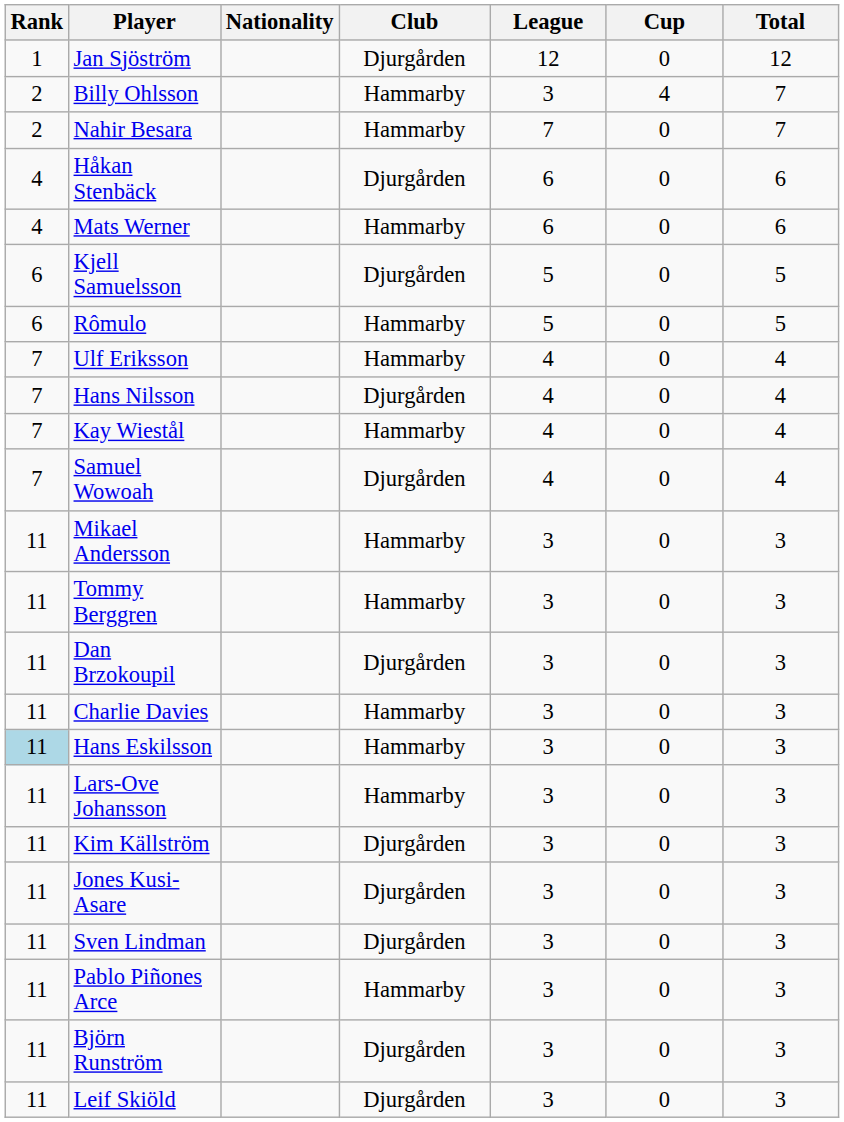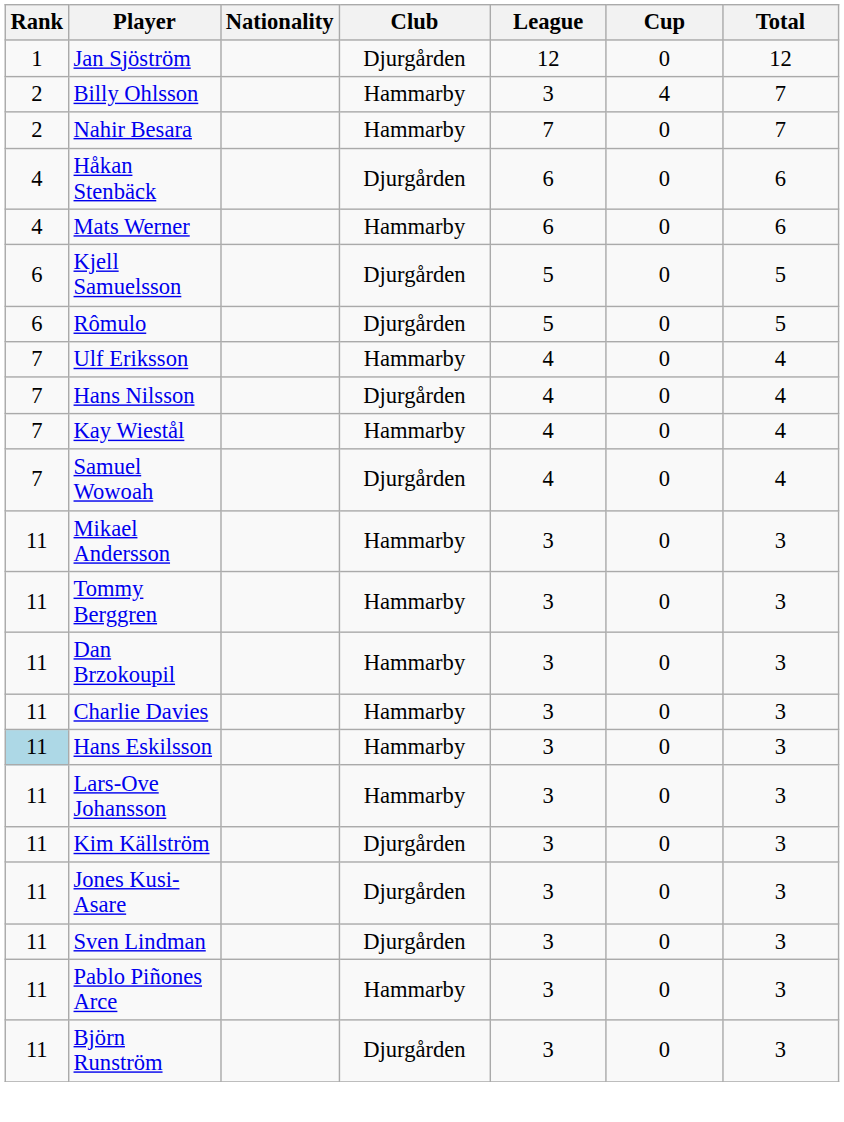(414, 323) Hammarby -> (414, 323) Djurgården
(414, 662) Djurgården -> (414, 662) Hammarby
- row: (125, 1099)
